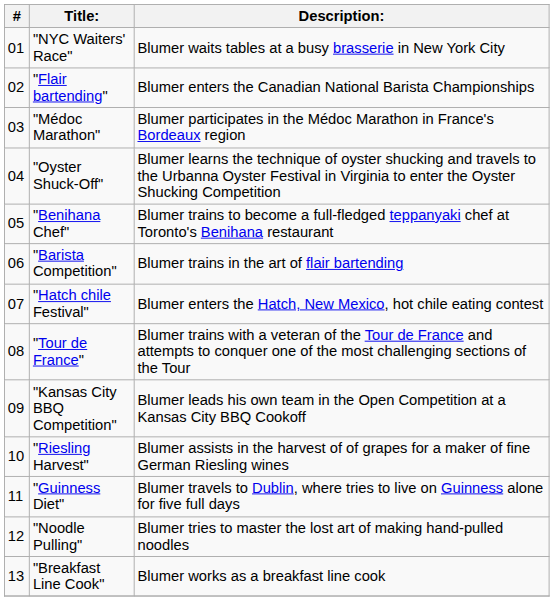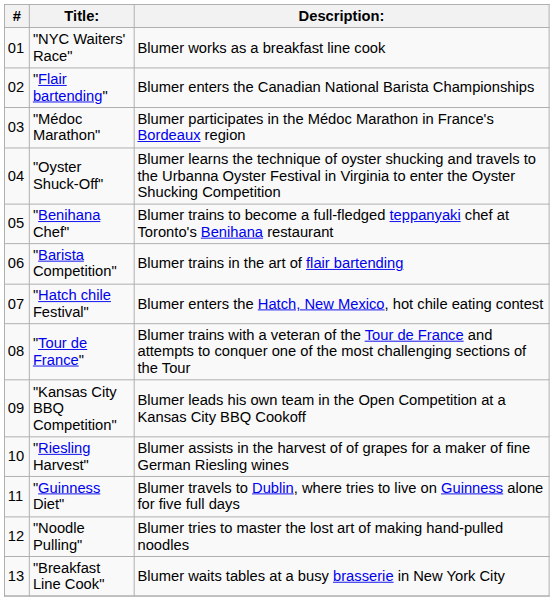(321, 47) Blumer waits tables at a busy brasserie in New York City -> (261, 47) Blumer works as a breakfast line cook
(261, 576) Blumer works as a breakfast line cook -> (321, 576) Blumer waits tables at a busy brasserie in New York City
